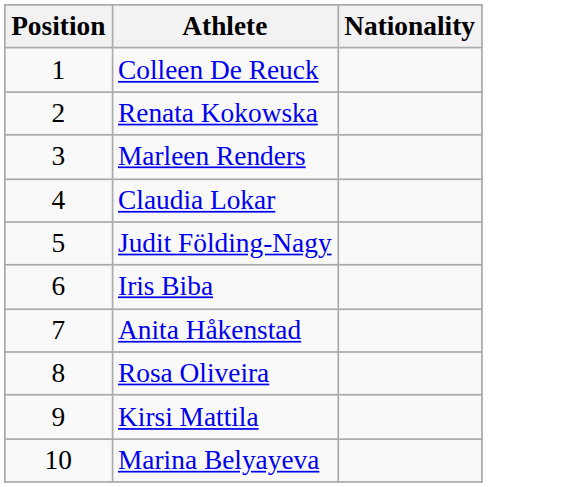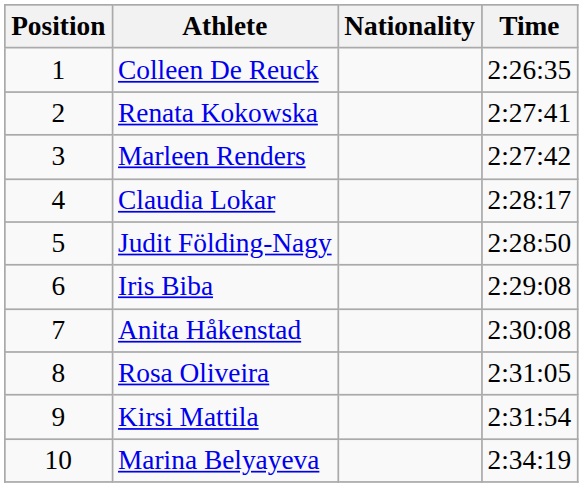+ column: (529, 26)
